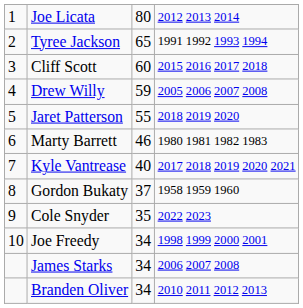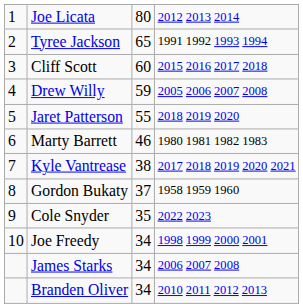(143, 166) 40 -> (143, 166) 38
